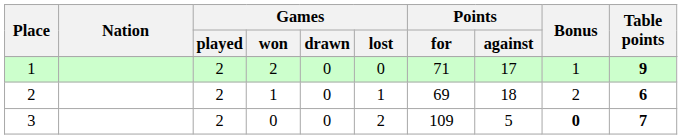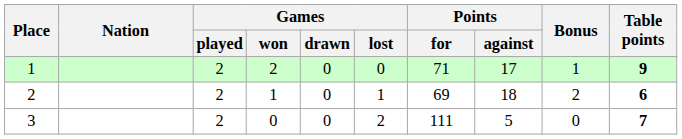(441, 120) 109 -> (441, 120) 111
(576, 120) bold -> (576, 120) normal
